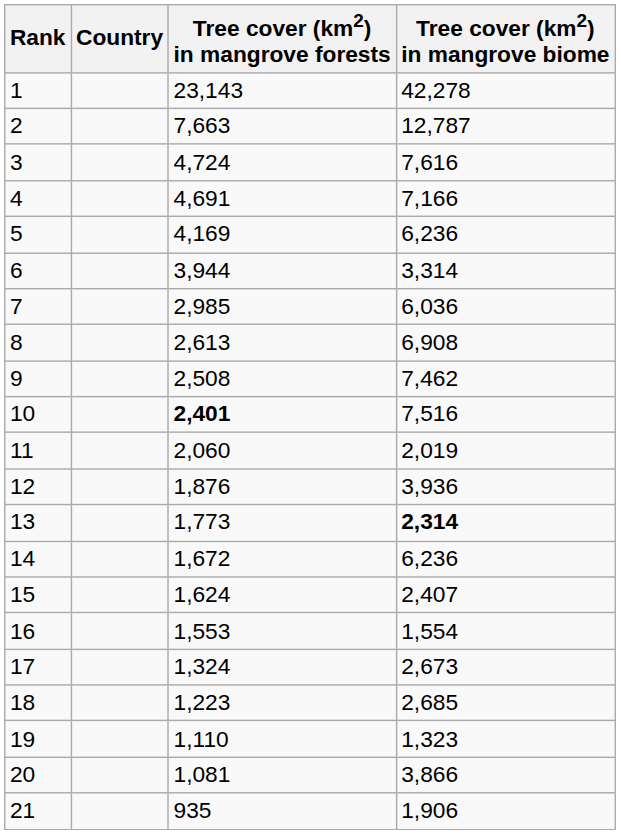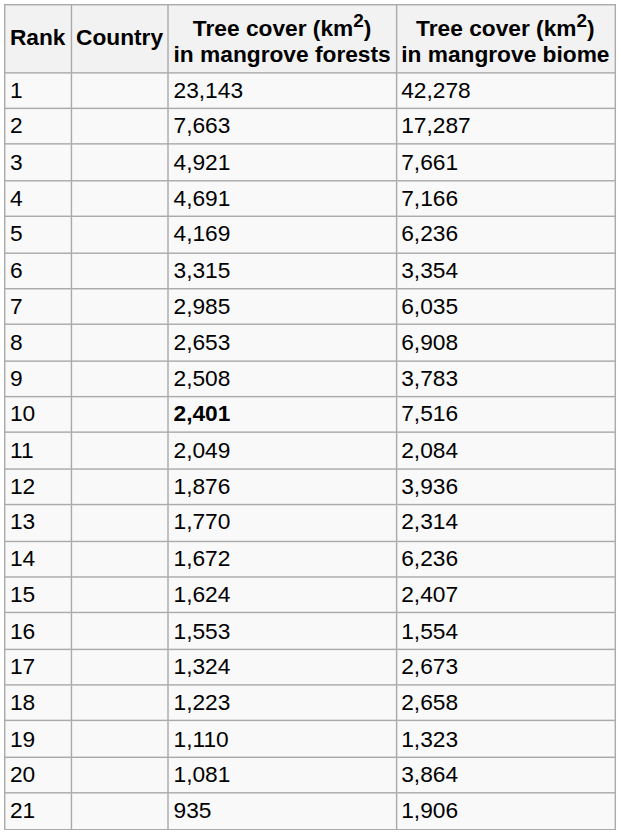(436, 126) 12,787 -> (436, 126) 17,287
(202, 162) 4,724 -> (202, 162) 4,921
(430, 162) 7,616 -> (430, 162) 7,661
(202, 270) 3,944 -> (202, 270) 3,315
(430, 270) 3,314 -> (430, 270) 3,354
(430, 306) 6,036 -> (430, 306) 6,035
(202, 342) 2,613 -> (202, 342) 2,653
(430, 378) 7,462 -> (430, 378) 3,783
(202, 450) 2,060 -> (202, 450) 2,049
(430, 450) 2,019 -> (430, 450) 2,084
(202, 522) 1,773 -> (202, 522) 1,770
(430, 522) bold -> (430, 522) normal
(430, 702) 2,685 -> (430, 702) 2,658
(430, 774) 3,866 -> (430, 774) 3,864
